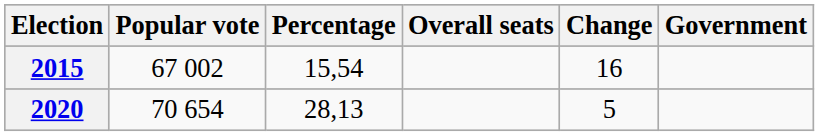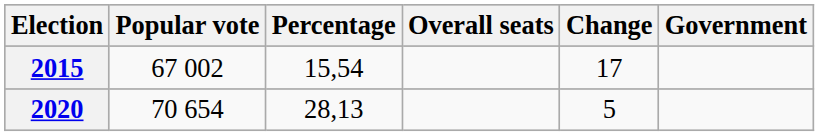(609, 67) 16 -> (609, 67) 17
